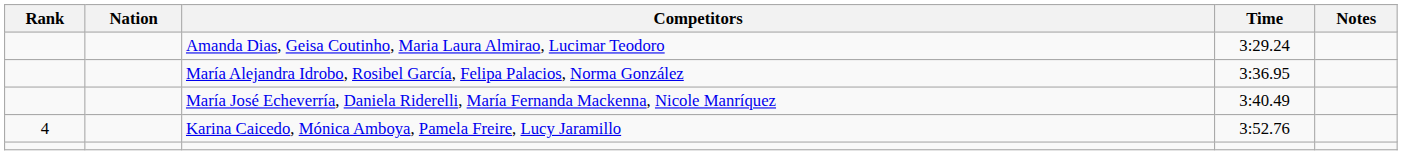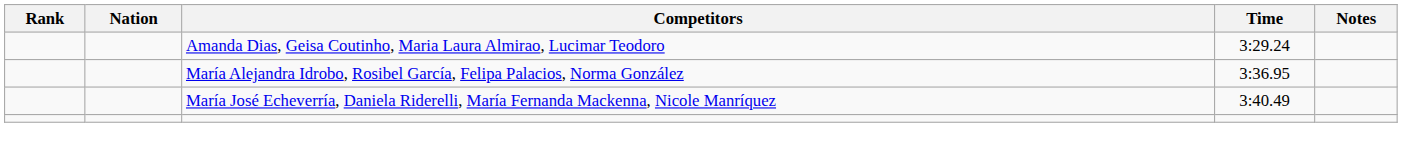- row: (404, 128)
